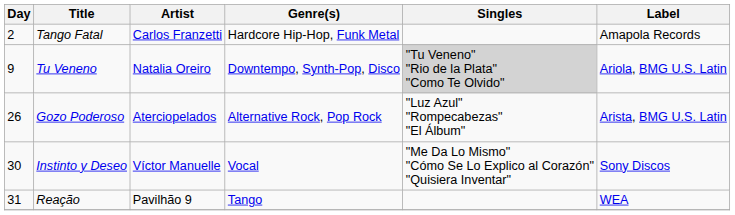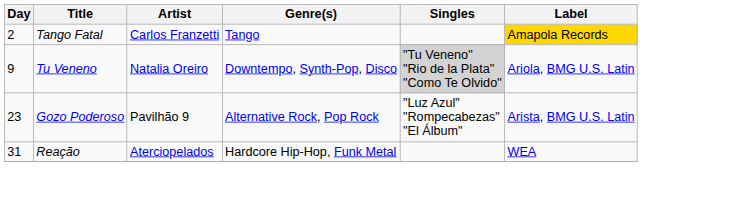(314, 34) Hardcore Hip-Hop, Funk Metal -> (242, 34) Tango
(650, 34) no background -> (558, 34) gold background
(14, 117) 26 -> (14, 117) 23
(175, 117) Aterciopelados -> (160, 117) Pavilhão 9
- row: (82, 165)
(162, 200) Pavilhão 9 -> (172, 151) Aterciopelados
(245, 200) Tango -> (311, 151) Hardcore Hip-Hop, Funk Metal
